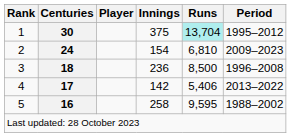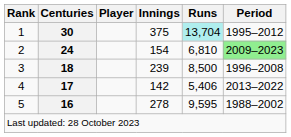(254, 50) no background -> (254, 50) lightgreen background
(159, 68) 236 -> (159, 68) 239
(159, 104) 258 -> (159, 104) 278
